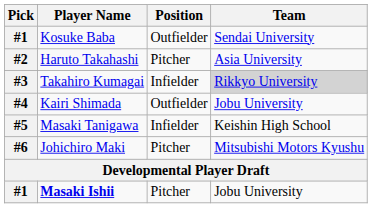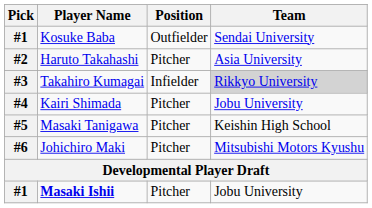(179, 103) Outfielder -> (170, 103) Pitcher
(174, 125) Infielder -> (170, 125) Pitcher
